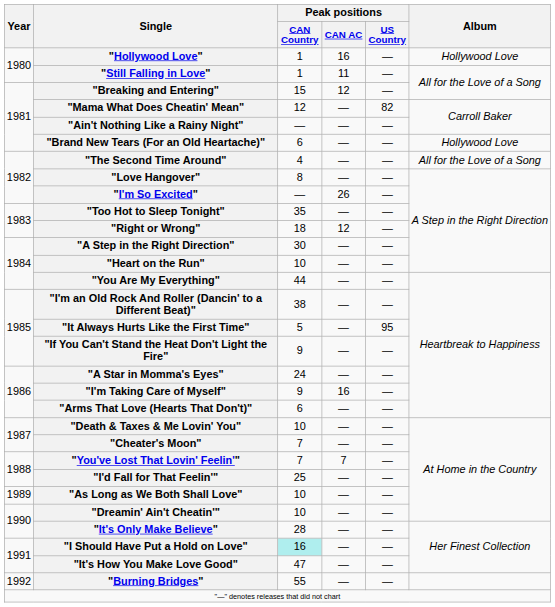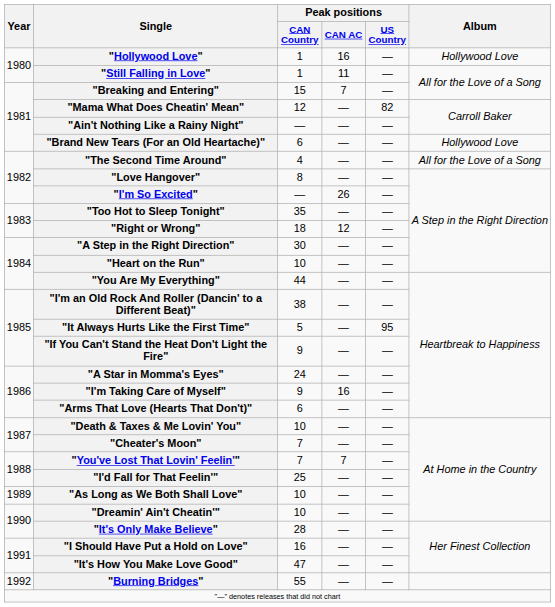(344, 91) 12 -> (344, 91) 7
(300, 547) paleturquoise background -> (300, 547) no background
